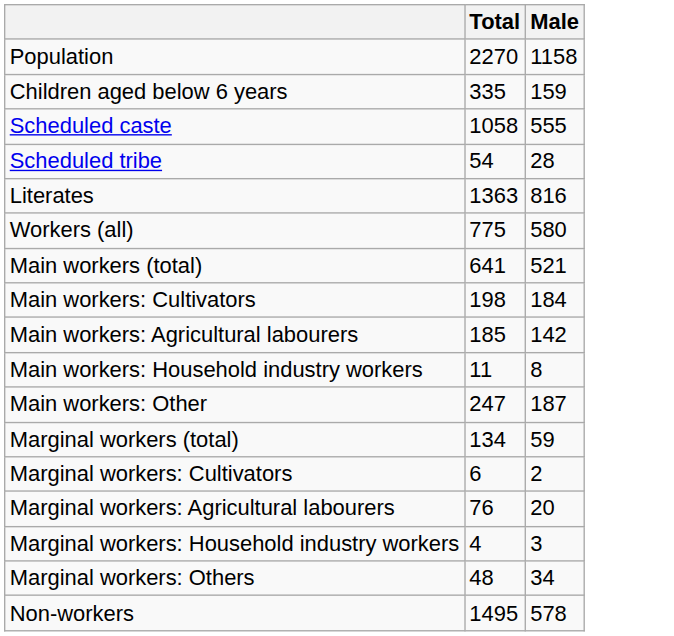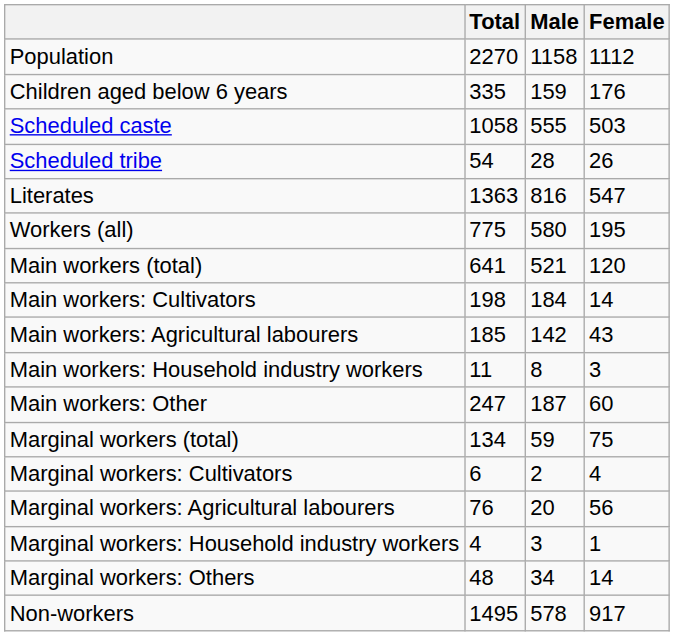+ column: (627, 21)
